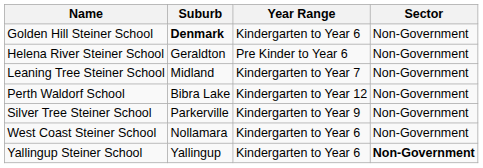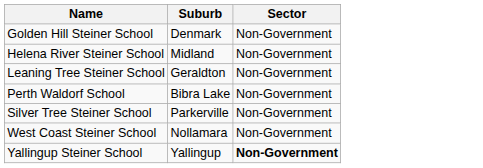- column: (302, 14)
(197, 34) bold -> (196, 34) normal
(198, 53) Geraldton -> (192, 53) Midland
(192, 73) Midland -> (198, 73) Geraldton
